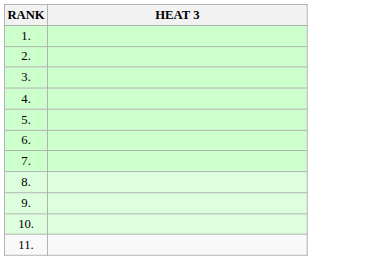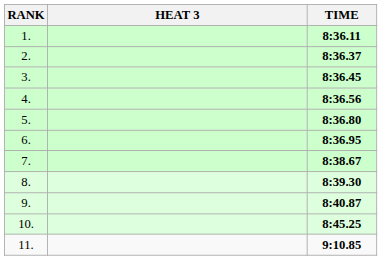+ column: (342, 15)
